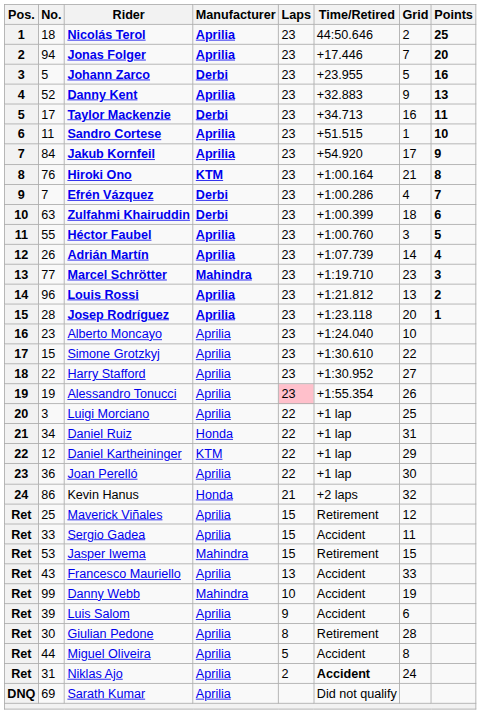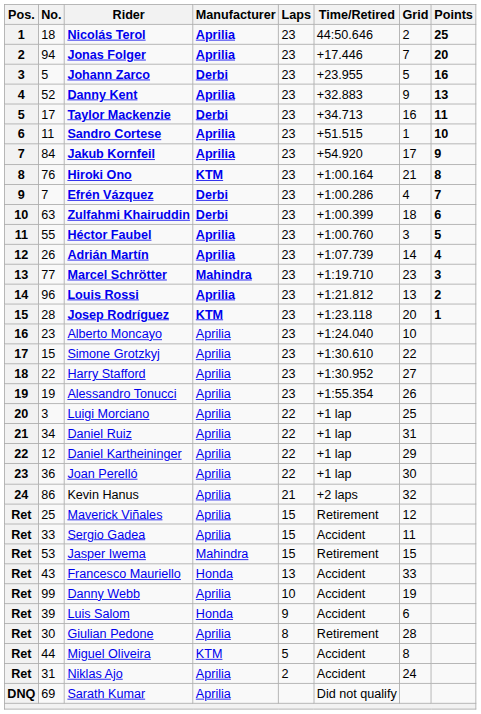(215, 314) Aprilia -> (209, 314) KTM
(289, 394) pink background -> (289, 394) no background
(214, 434) Honda -> (213, 434) Aprilia
(209, 454) KTM -> (213, 454) Aprilia
(214, 494) Honda -> (213, 494) Aprilia
(213, 574) Aprilia -> (214, 574) Honda
(222, 594) Mahindra -> (213, 594) Aprilia
(213, 614) Aprilia -> (214, 614) Honda
(213, 654) Aprilia -> (209, 654) KTM
(343, 674) bold -> (341, 674) normal
